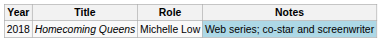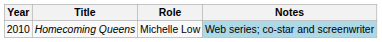(18, 29) 2018 -> (18, 29) 2010
